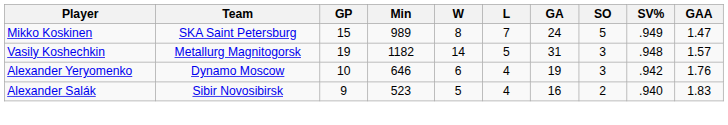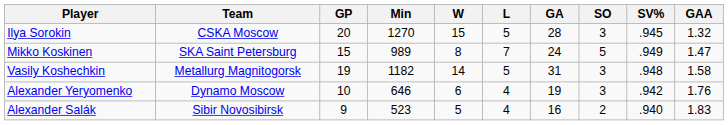+ row: (39, 33)
(699, 52) 1.57 -> (699, 71) 1.58
